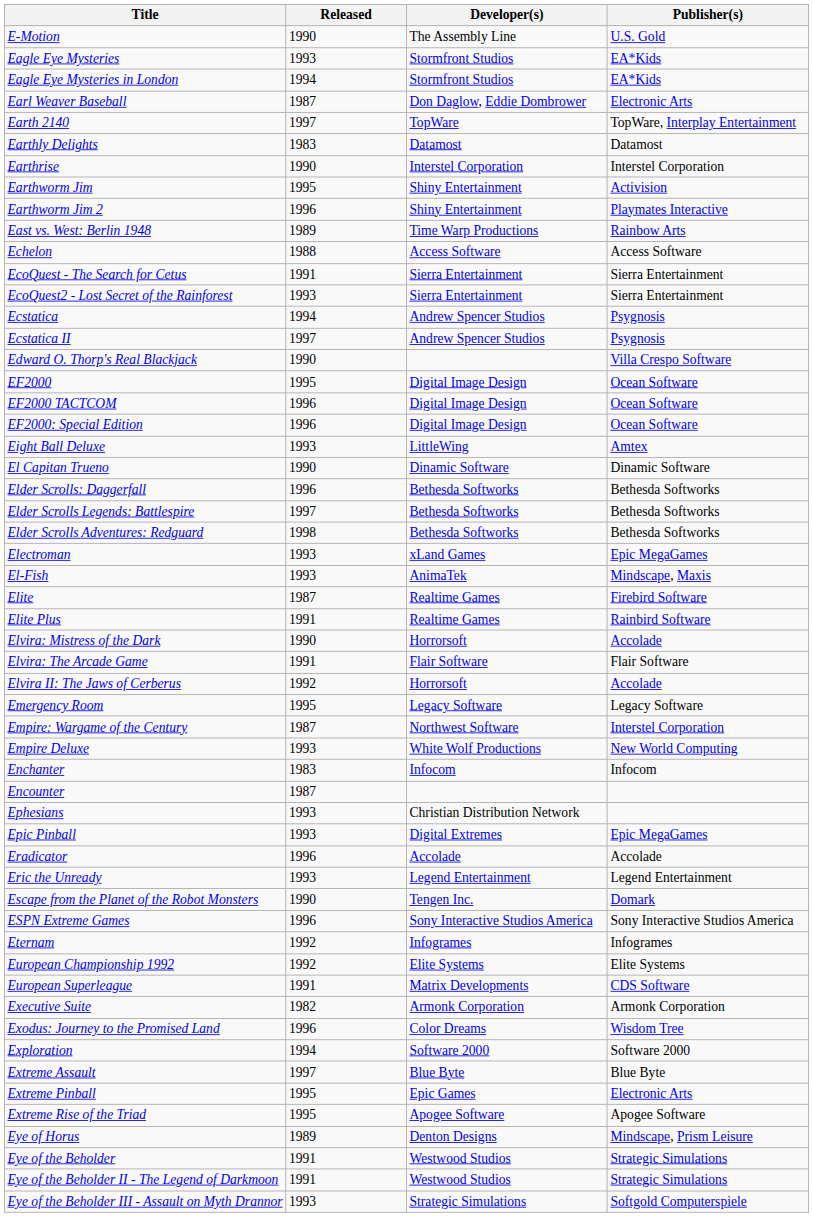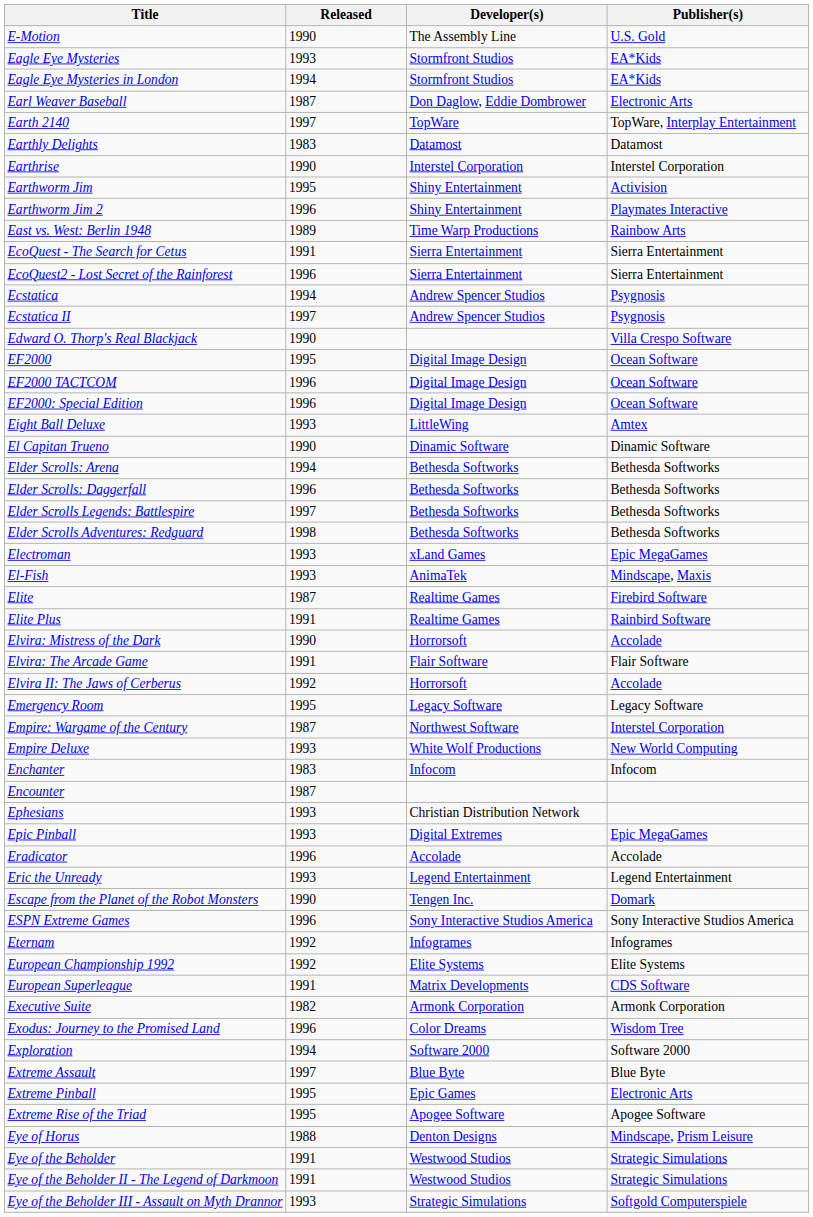- row: (30, 252)
(303, 295) 1993 -> (303, 274) 1996
+ row: (63, 468)
(303, 1136) 1989 -> (303, 1136) 1988
